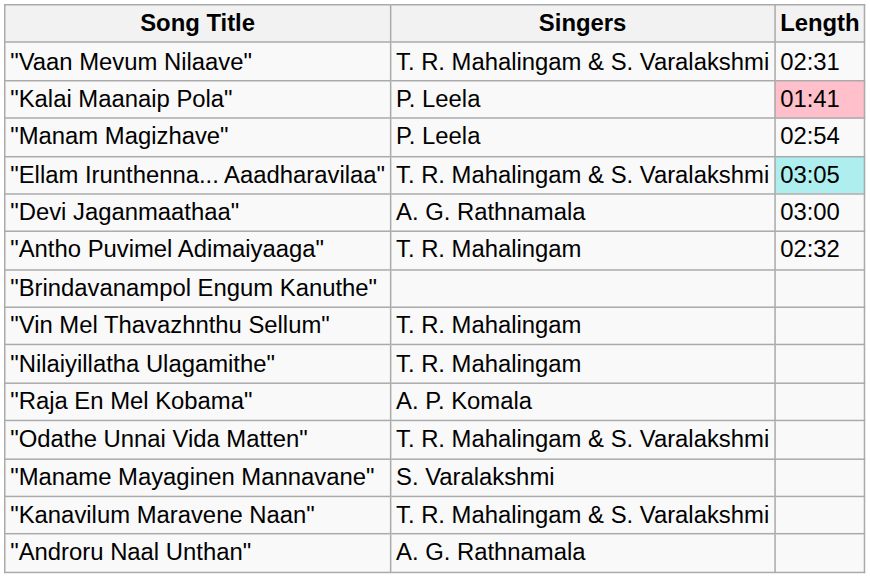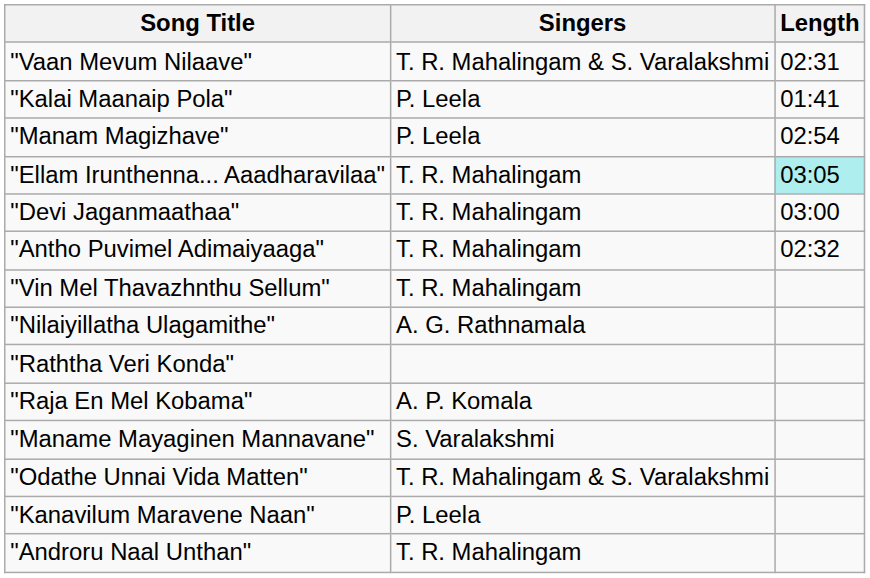(810, 99) pink background -> (810, 99) no background
(583, 174) T. R. Mahalingam & S. Varalakshmi -> (489, 174) T. R. Mahalingam
(491, 212) A. G. Rathnamala -> (489, 212) T. R. Mahalingam
- row: (194, 288)
(489, 363) T. R. Mahalingam -> (491, 325) A. G. Rathnamala
+ row: (122, 363)
rows swapped: (159, 439) <-> (192, 477)
(583, 514) T. R. Mahalingam & S. Varalakshmi -> (438, 514) P. Leela
(491, 552) A. G. Rathnamala -> (489, 552) T. R. Mahalingam
